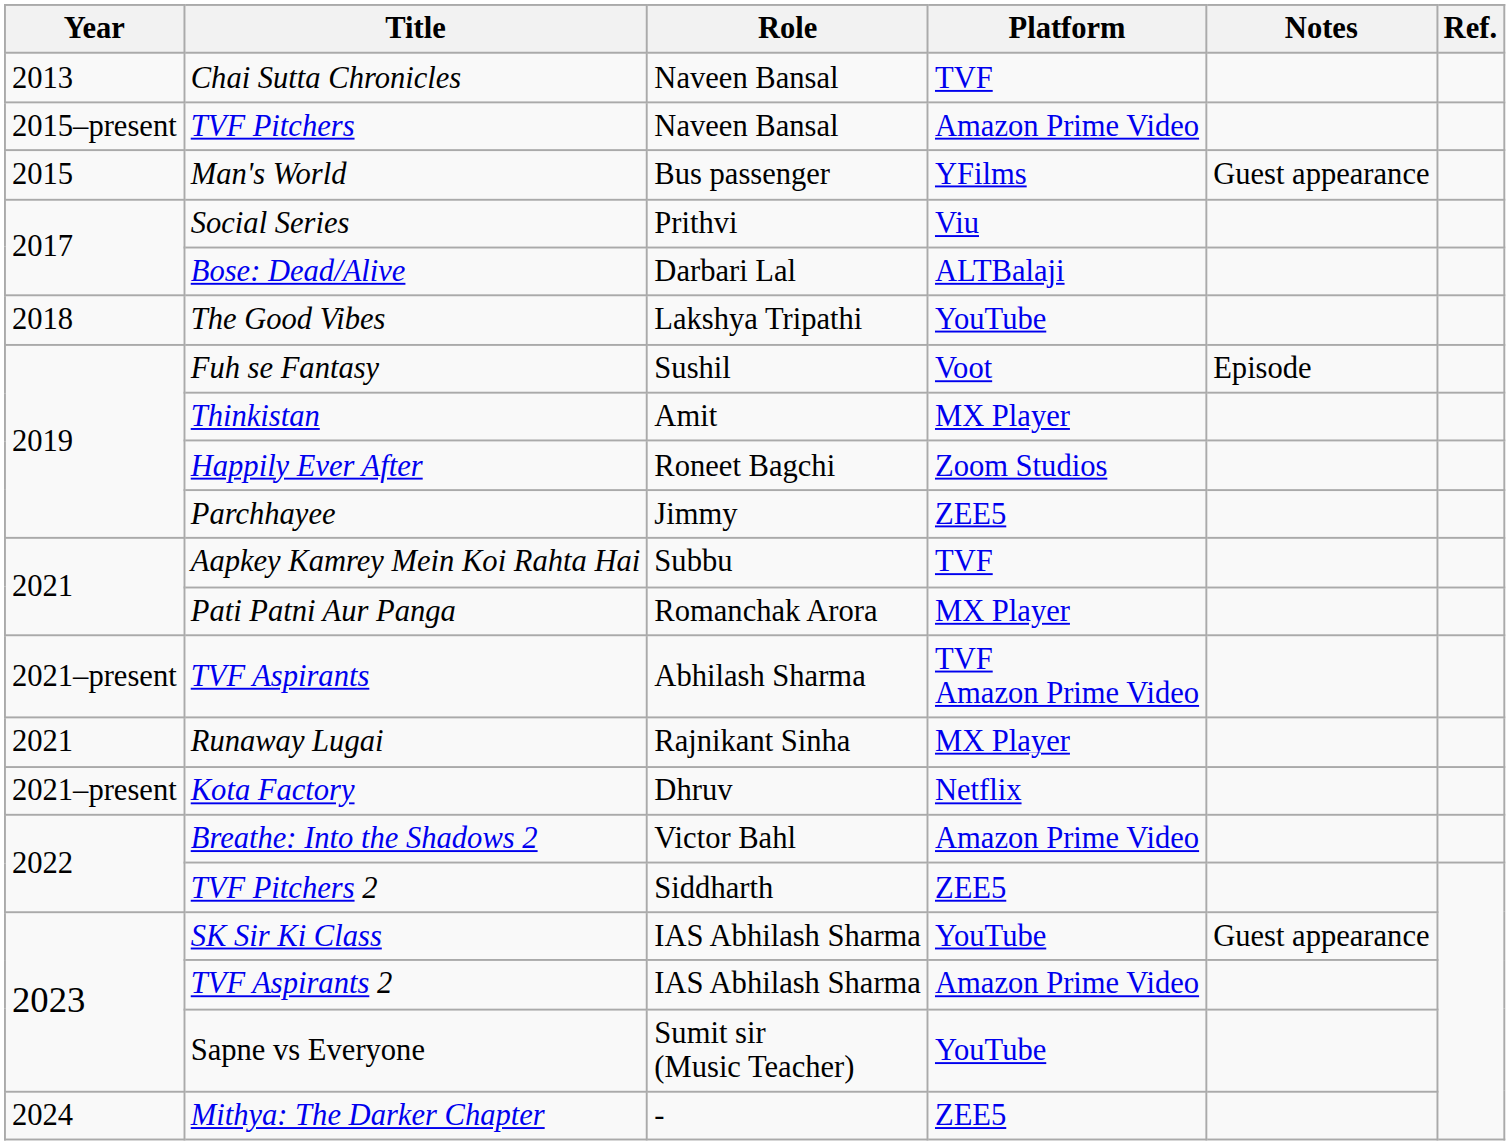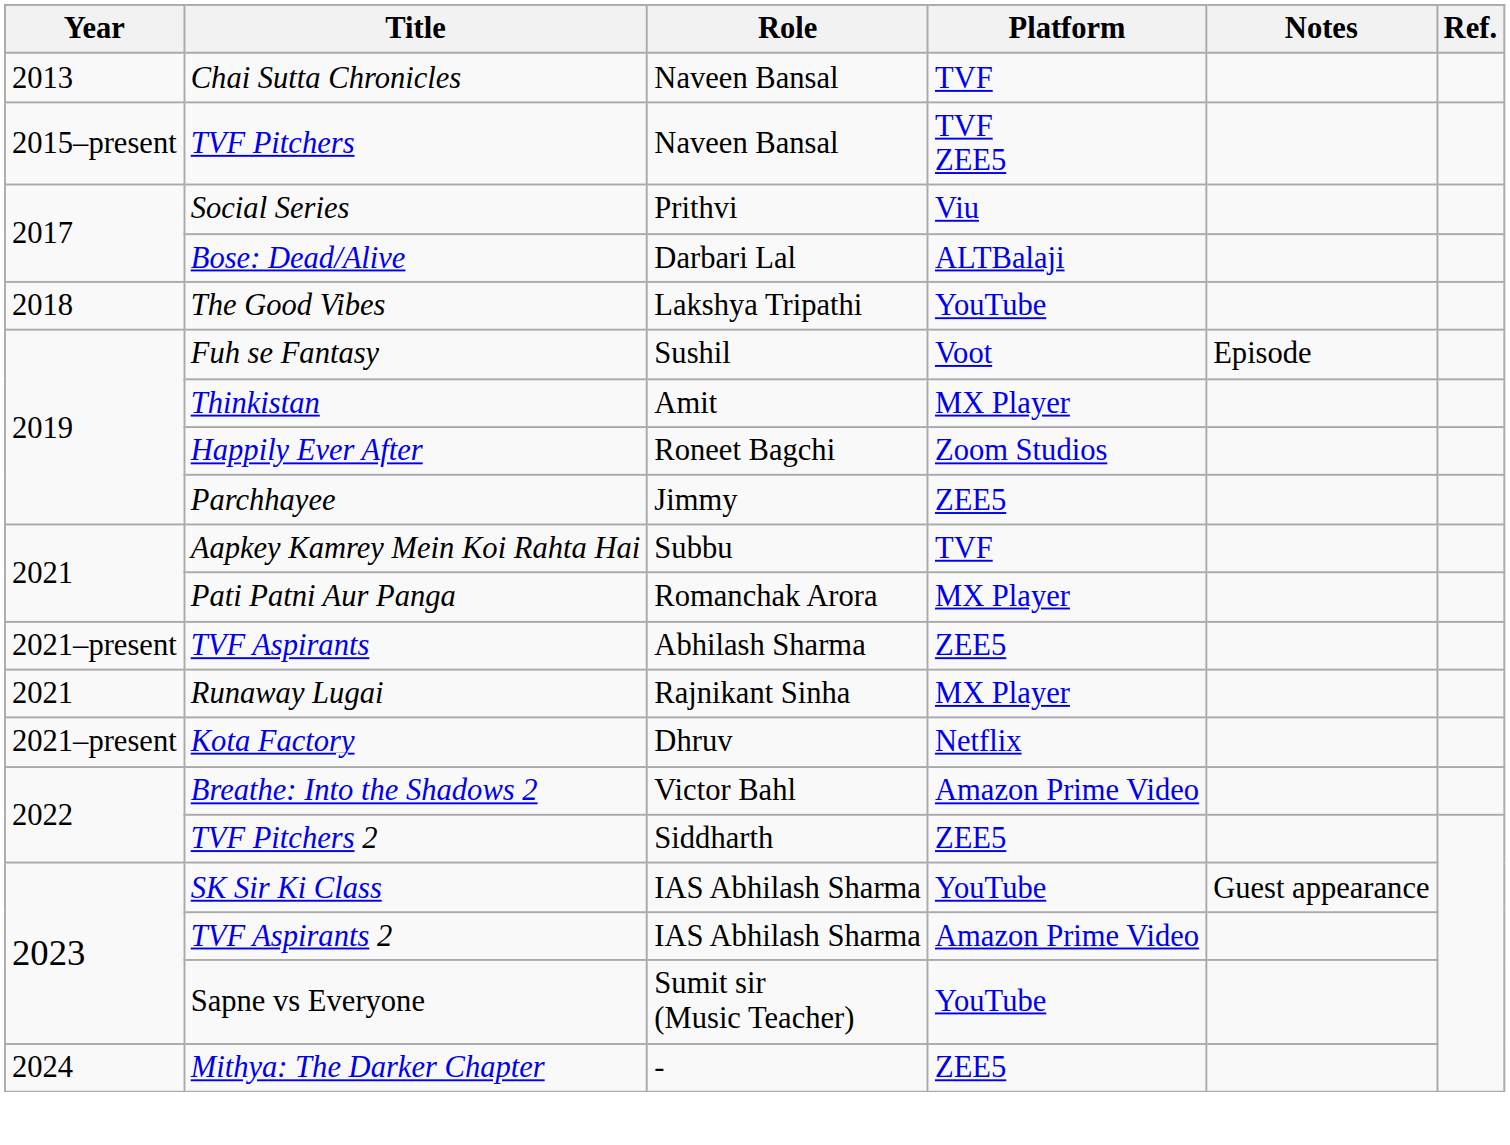(1067, 125) Amazon Prime Video -> (971, 142) TVF ZEE5
- row: (269, 174)
(1067, 675) TVF Amazon Prime Video -> (971, 644) ZEE5
